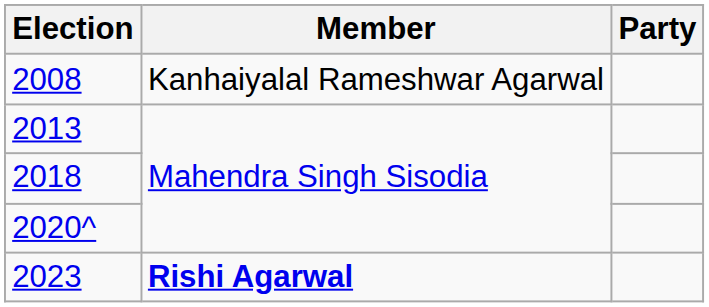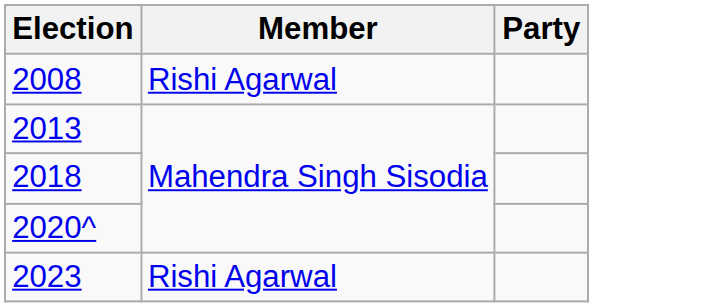(376, 78) Kanhaiyalal Rameshwar Agarwal -> (242, 78) Rishi Agarwal
(250, 276) bold -> (242, 276) normal
